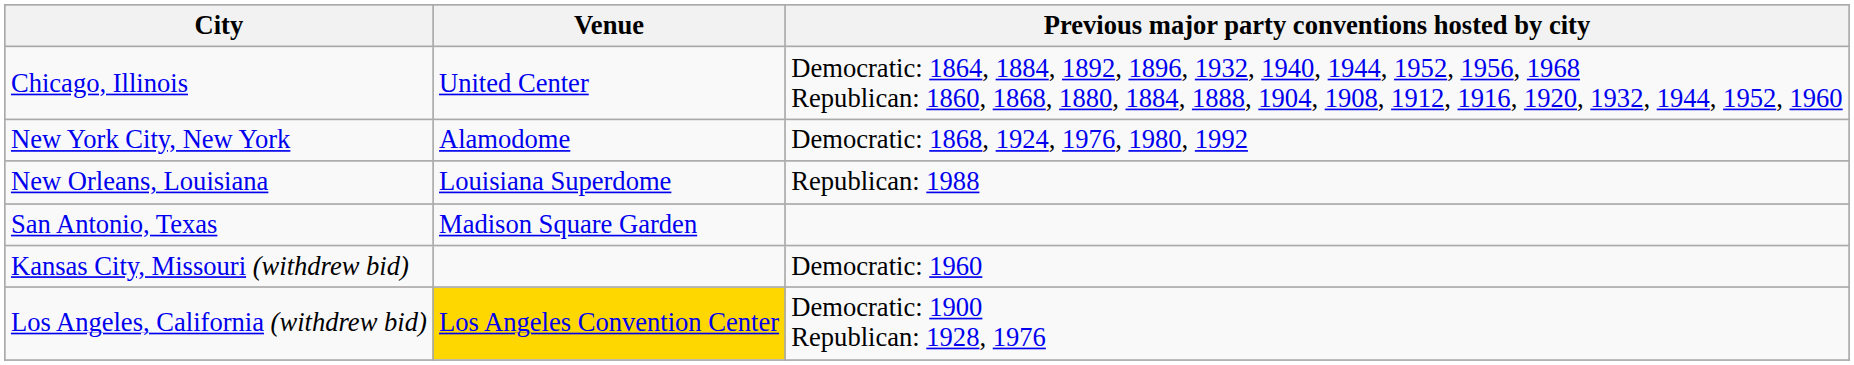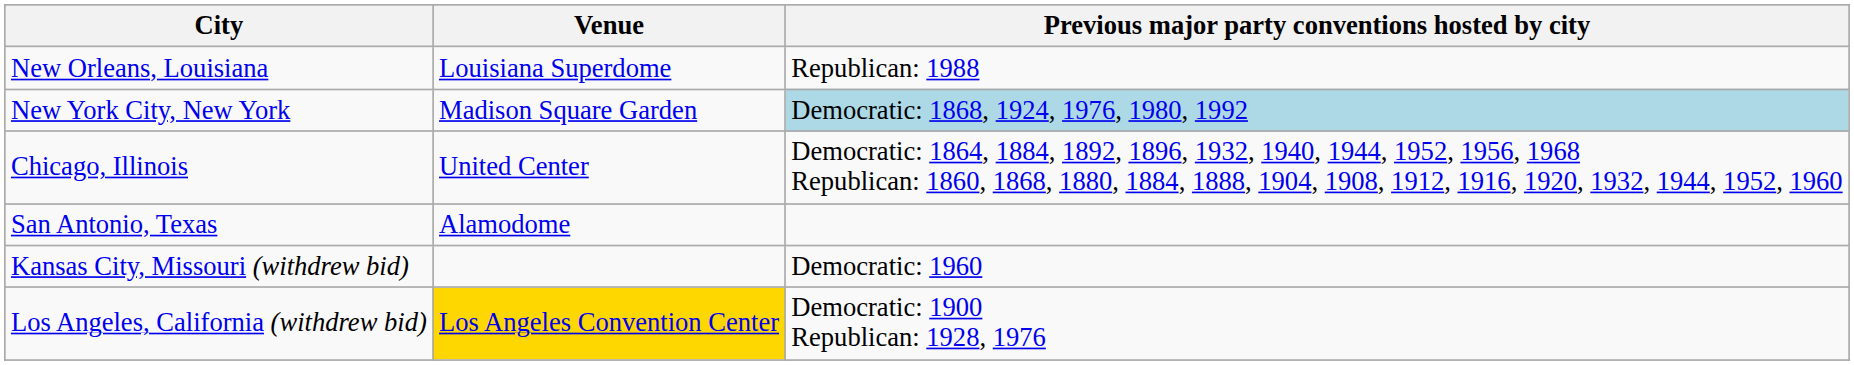rows swapped: (99, 82) <-> (140, 181)
(505, 139) Alamodome -> (568, 109) Madison Square Garden
(1020, 139) no background -> (1020, 109) lightblue background
(568, 223) Madison Square Garden -> (505, 223) Alamodome
